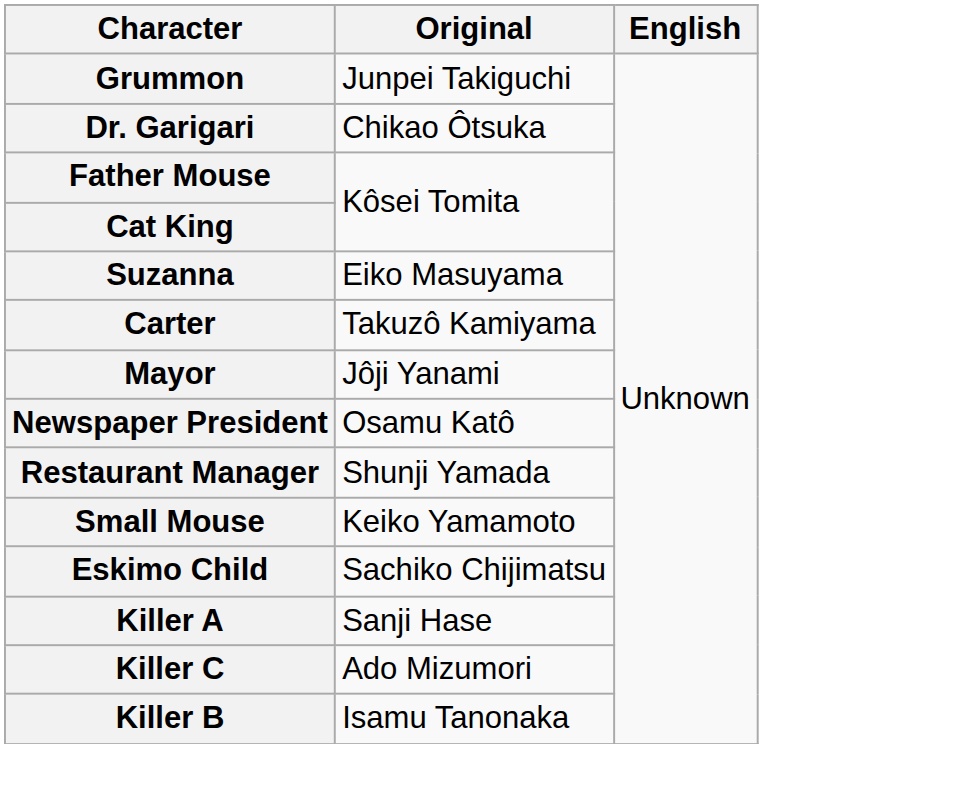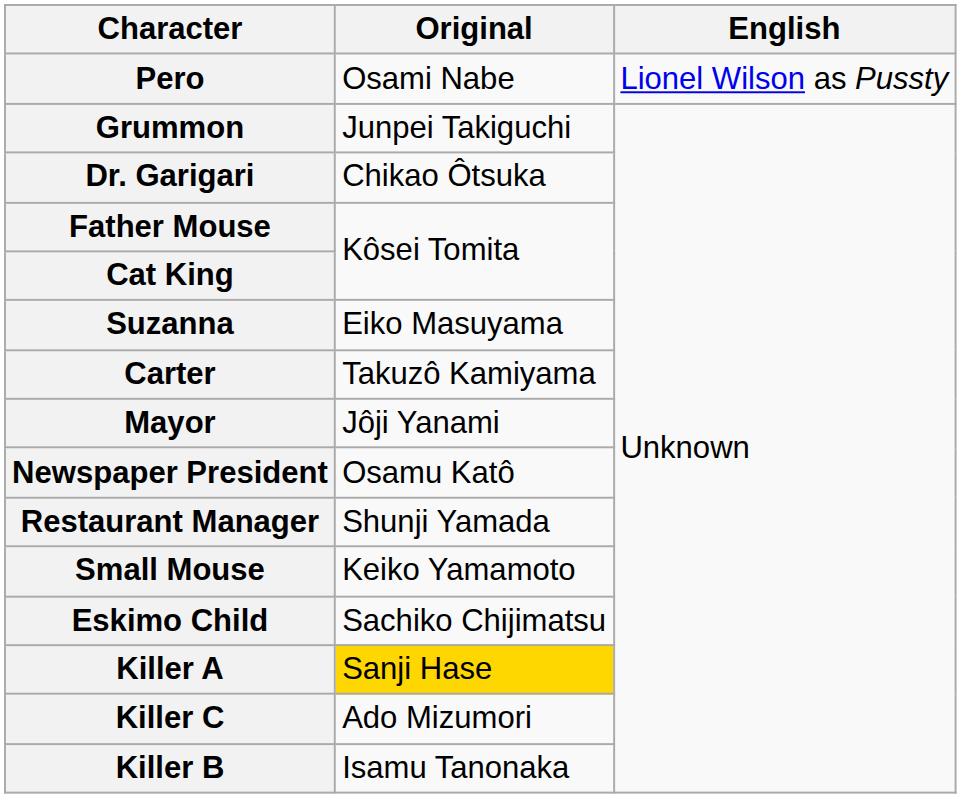+ row: (170, 78)
(417, 619) no background -> (417, 669) gold background
